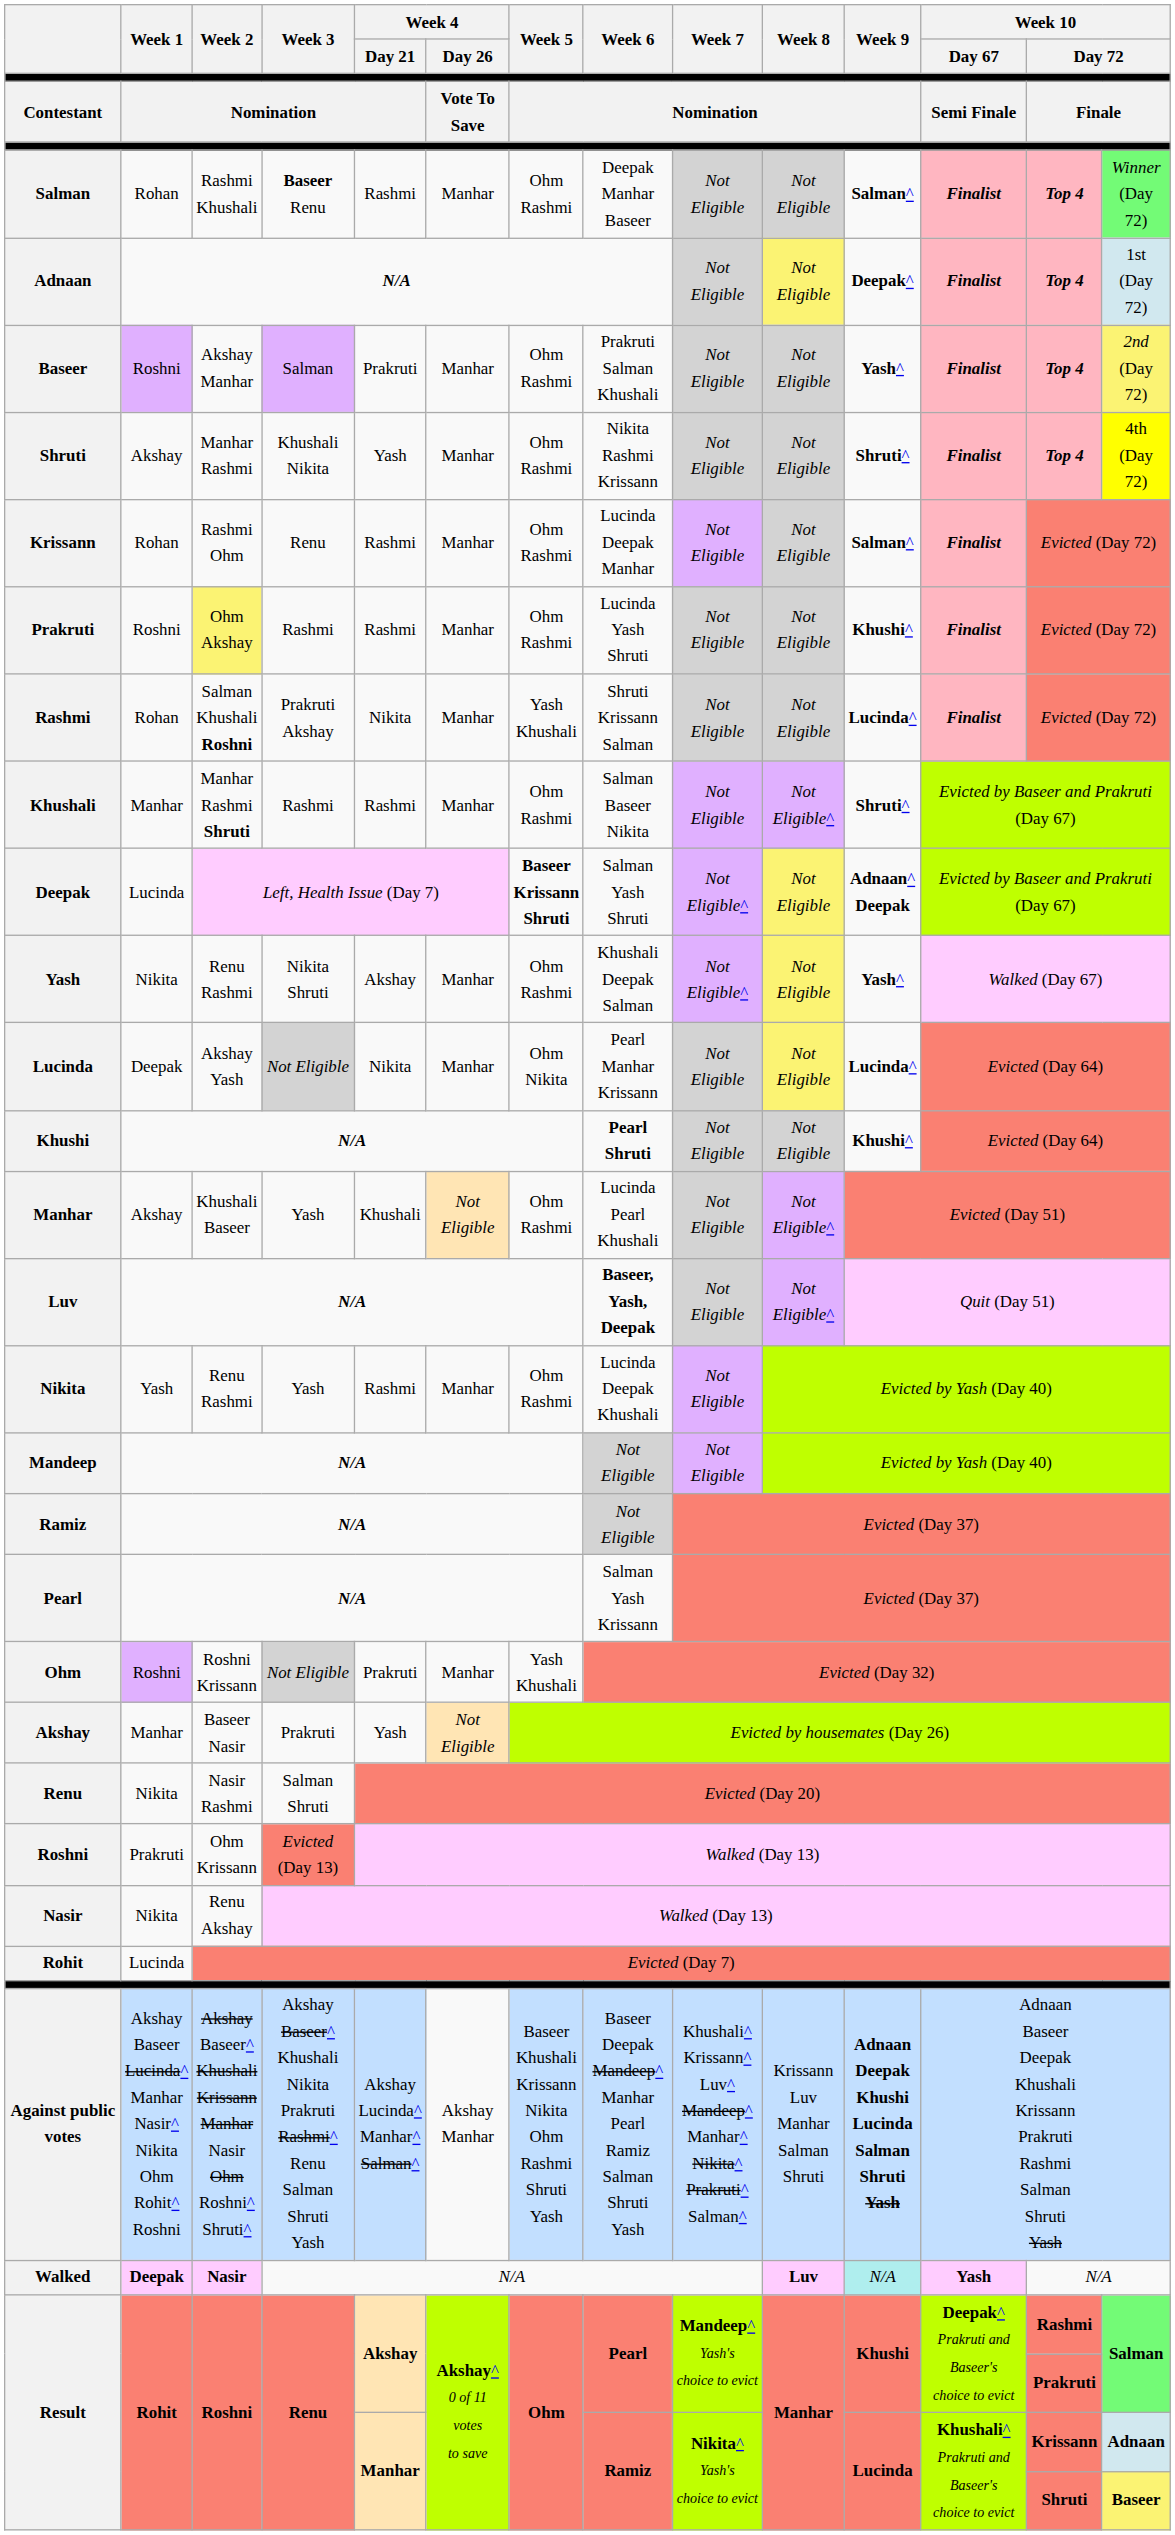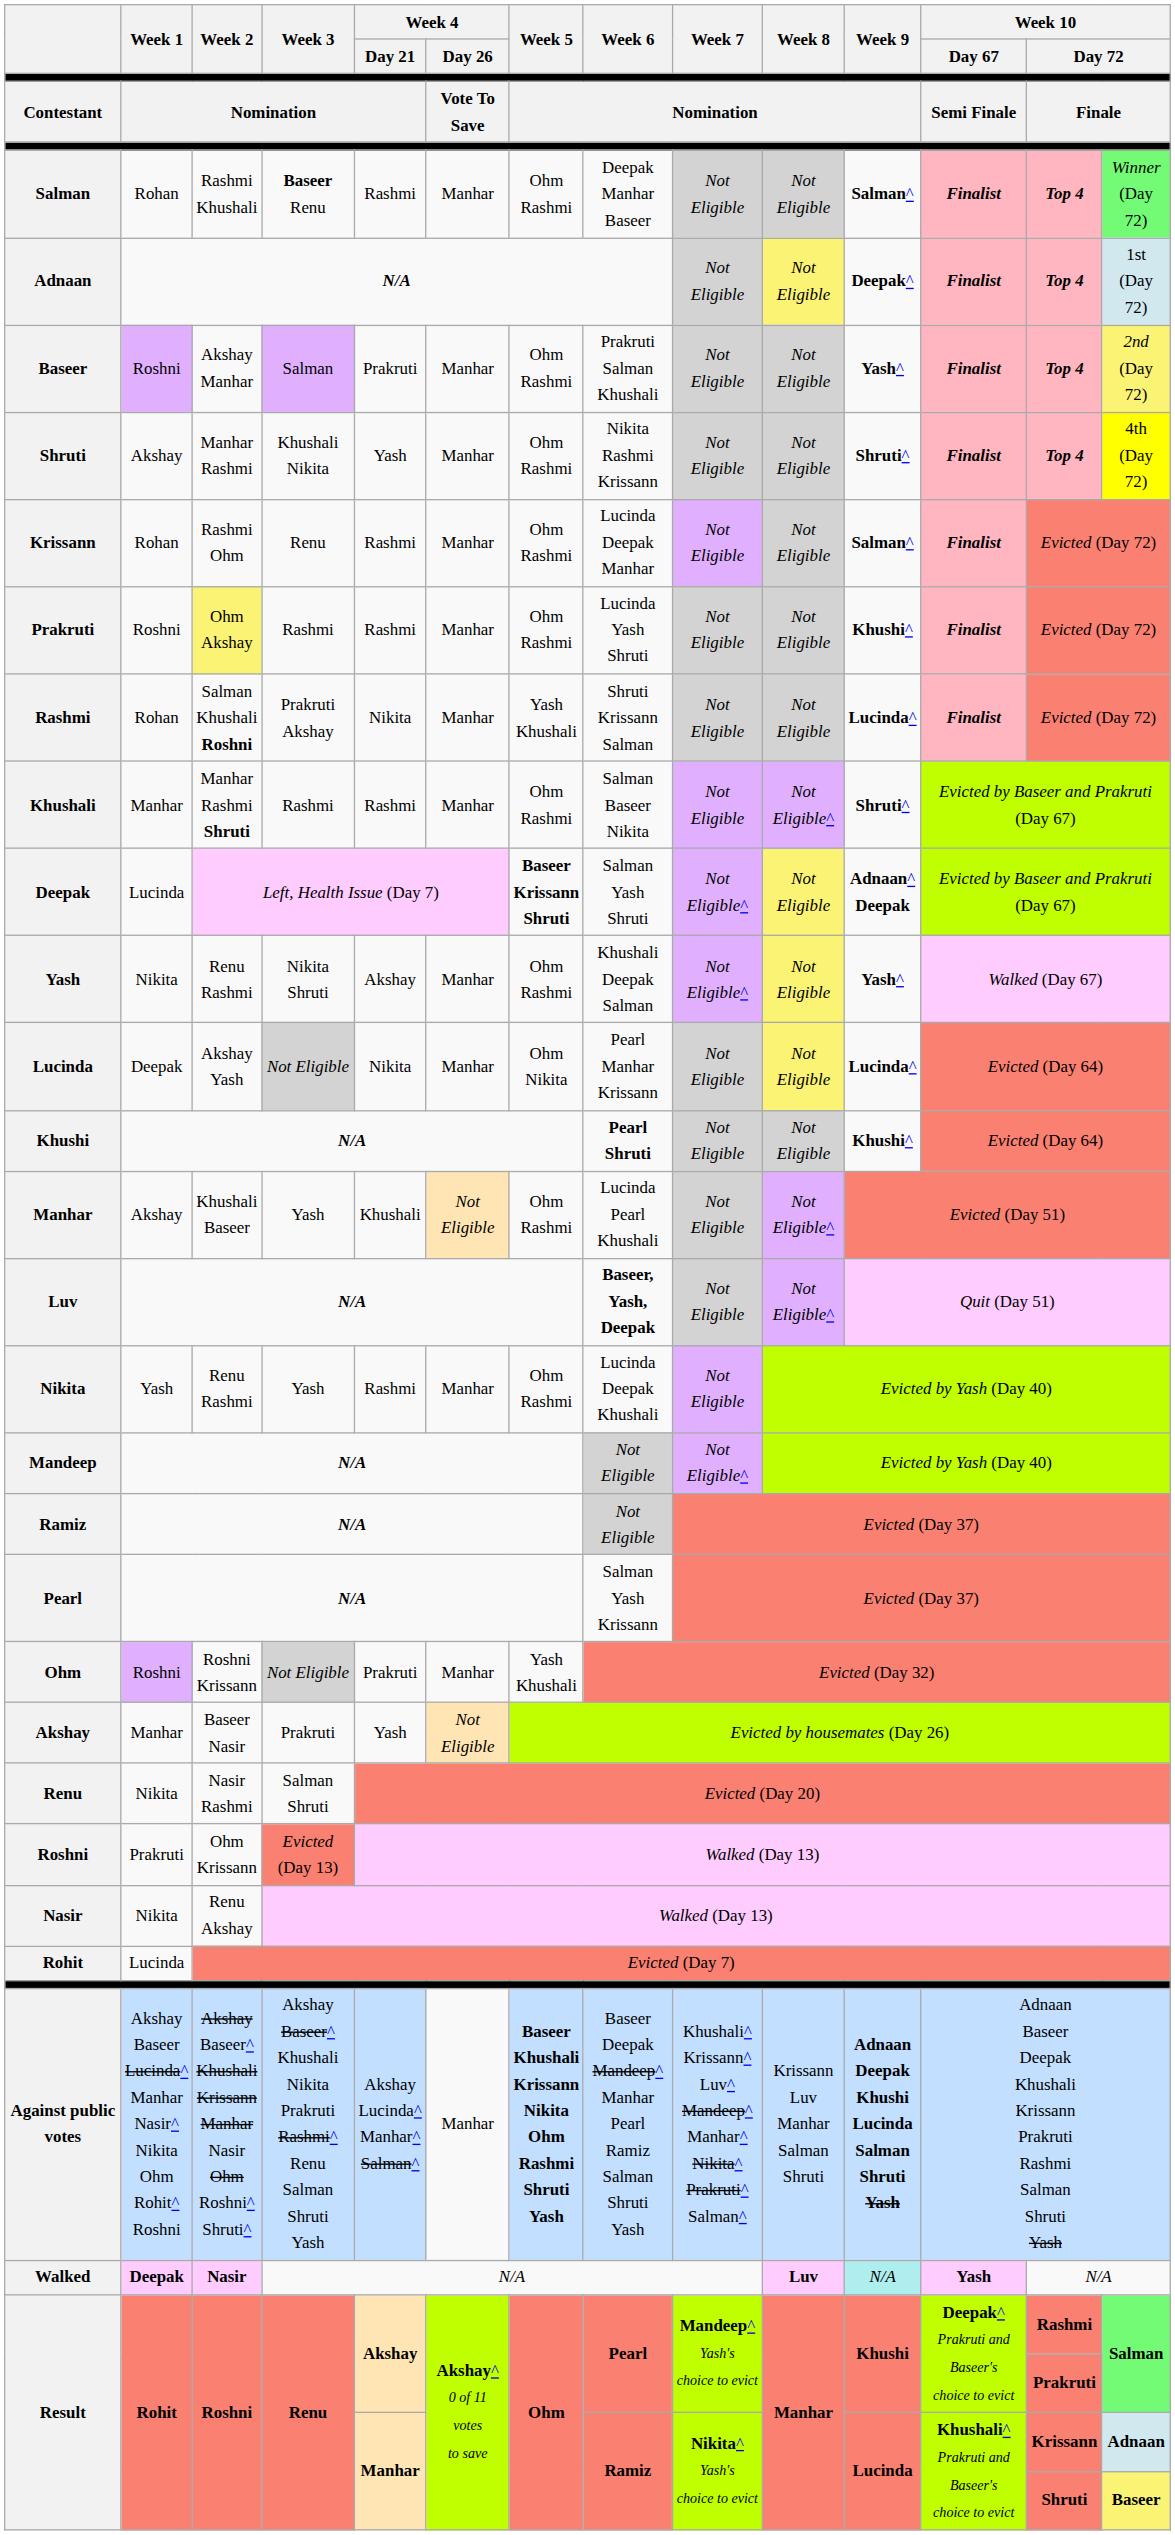(717, 1463) Not Eligible -> (717, 1463) Not Eligible^
(468, 2124) Akshay Manhar -> (468, 2124) Manhar
(546, 2124) normal -> (546, 2124) bold
